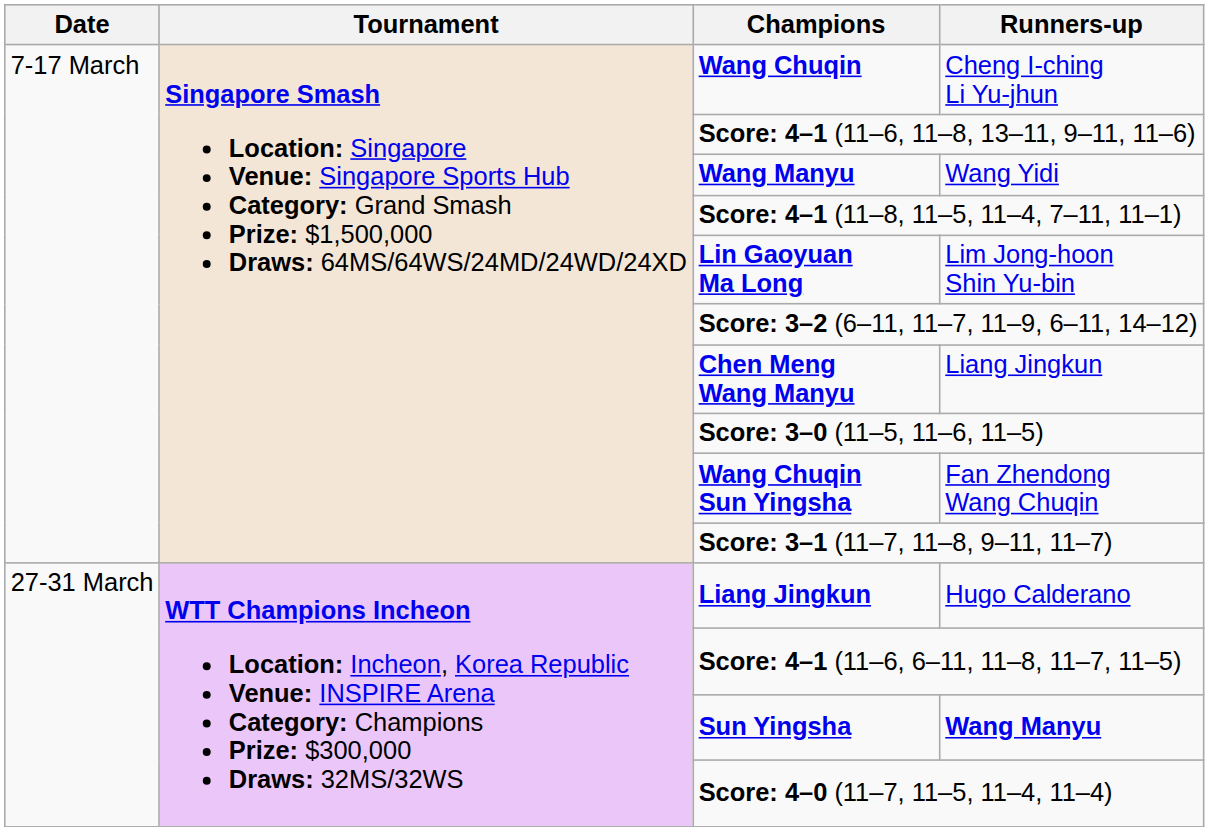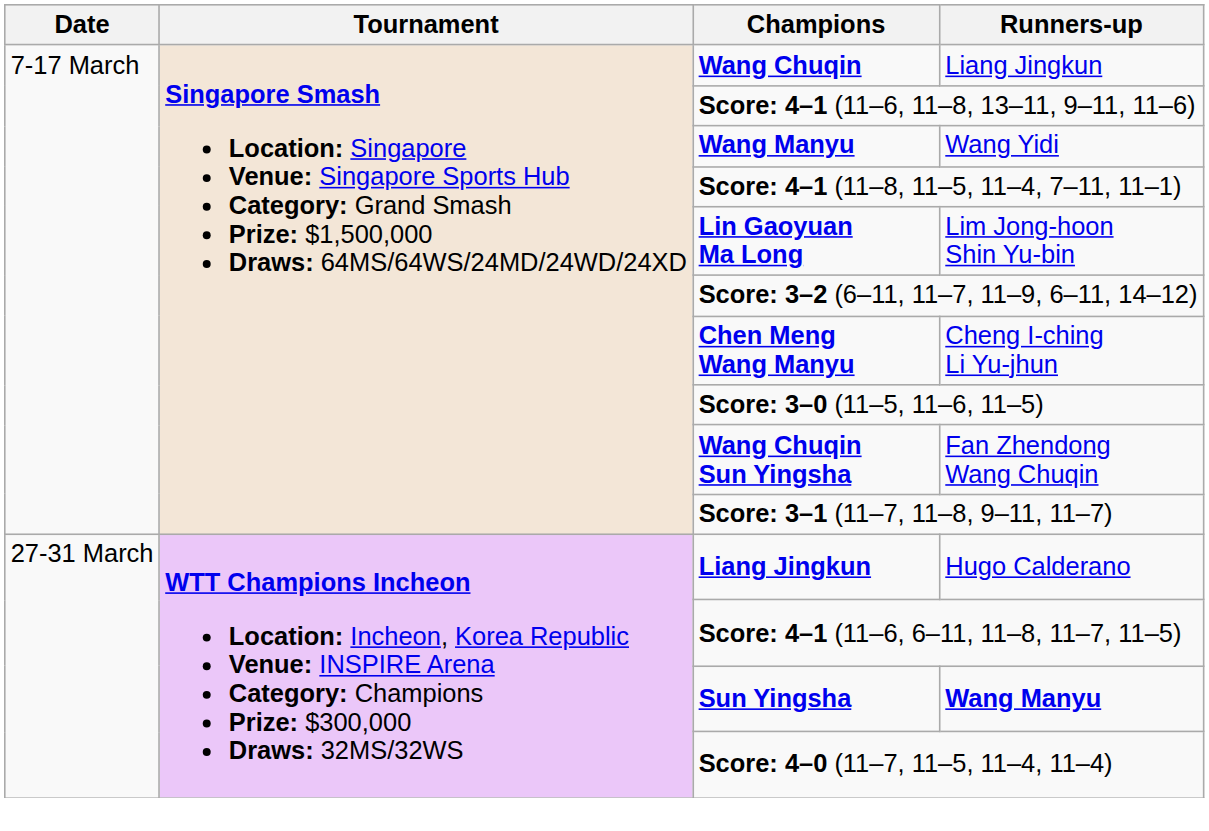(1024, 79) Cheng I-ching Li Yu-jhun -> (1024, 65) Liang Jingkun
(1024, 364) Liang Jingkun -> (1024, 350) Cheng I-ching Li Yu-jhun
